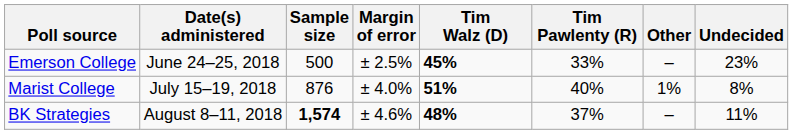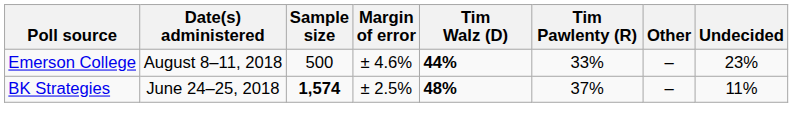(213, 62) June 24–25, 2018 -> (213, 62) August 8–11, 2018
(386, 62) ± 2.5% -> (386, 62) ± 4.6%
(440, 62) 45% -> (440, 62) 44%
- row: (62, 89)
(213, 115) August 8–11, 2018 -> (213, 89) June 24–25, 2018
(386, 115) ± 4.6% -> (386, 89) ± 2.5%
